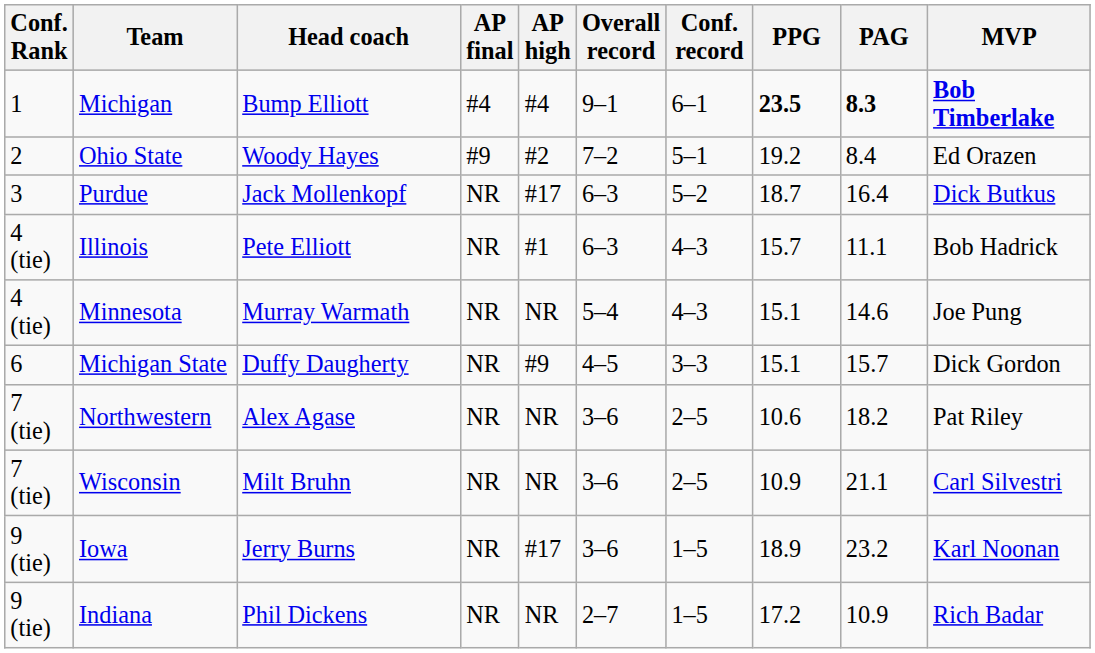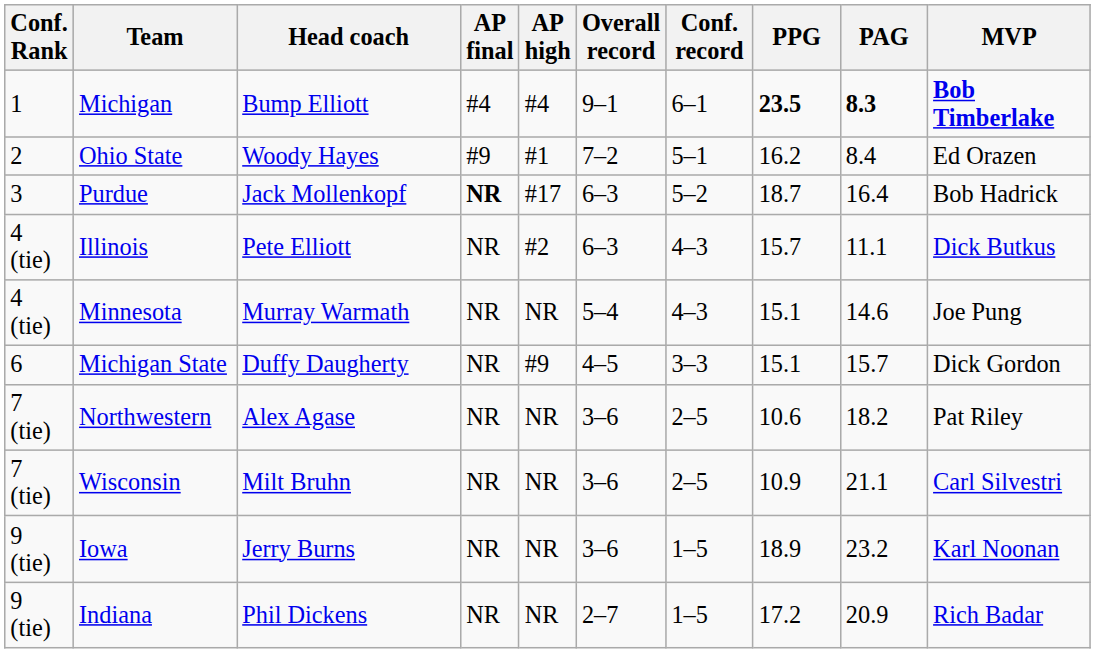(537, 155) #2 -> (537, 155) #1
(780, 155) 19.2 -> (780, 155) 16.2
(483, 194) normal -> (484, 194) bold
(994, 194) Dick Butkus -> (996, 194) Bob Hadrick
(537, 246) #1 -> (537, 246) #2
(996, 246) Bob Hadrick -> (994, 246) Dick Butkus
(543, 548) #17 -> (542, 548) NR
(867, 614) 10.9 -> (867, 614) 20.9
